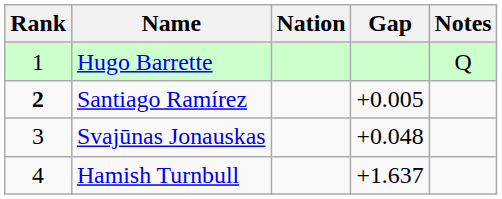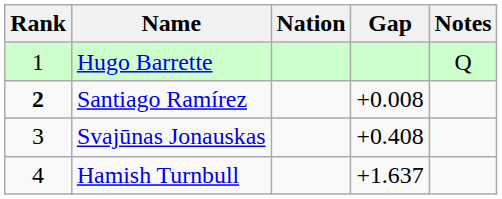(390, 99) +0.005 -> (390, 99) +0.008
(390, 136) +0.048 -> (390, 136) +0.408
